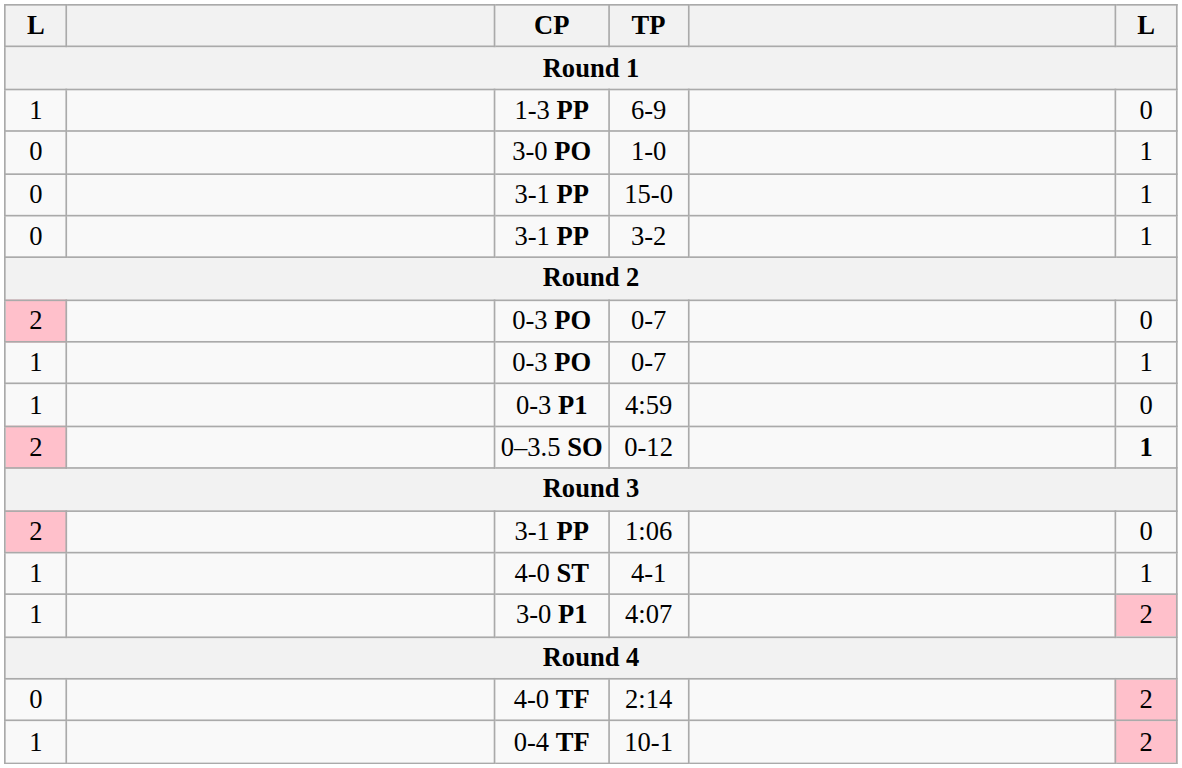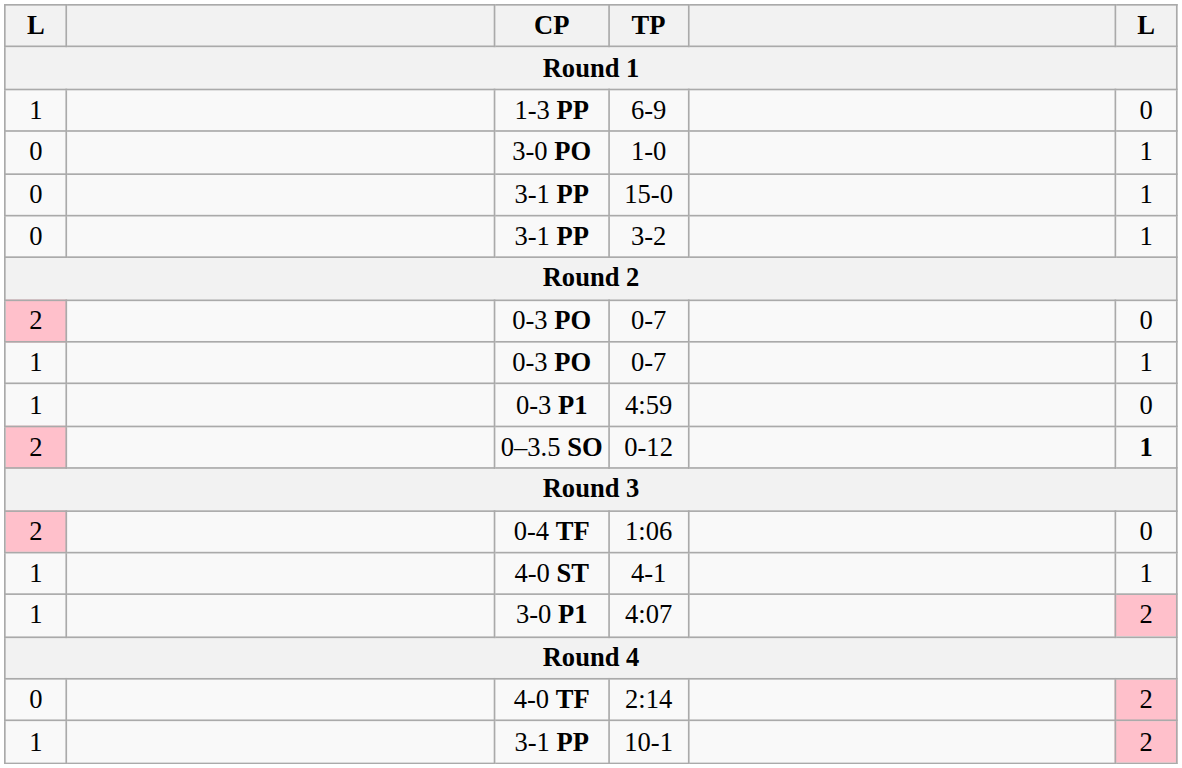(552, 531) 3-1 PP -> (552, 531) 0-4 TF
(552, 741) 0-4 TF -> (552, 741) 3-1 PP
